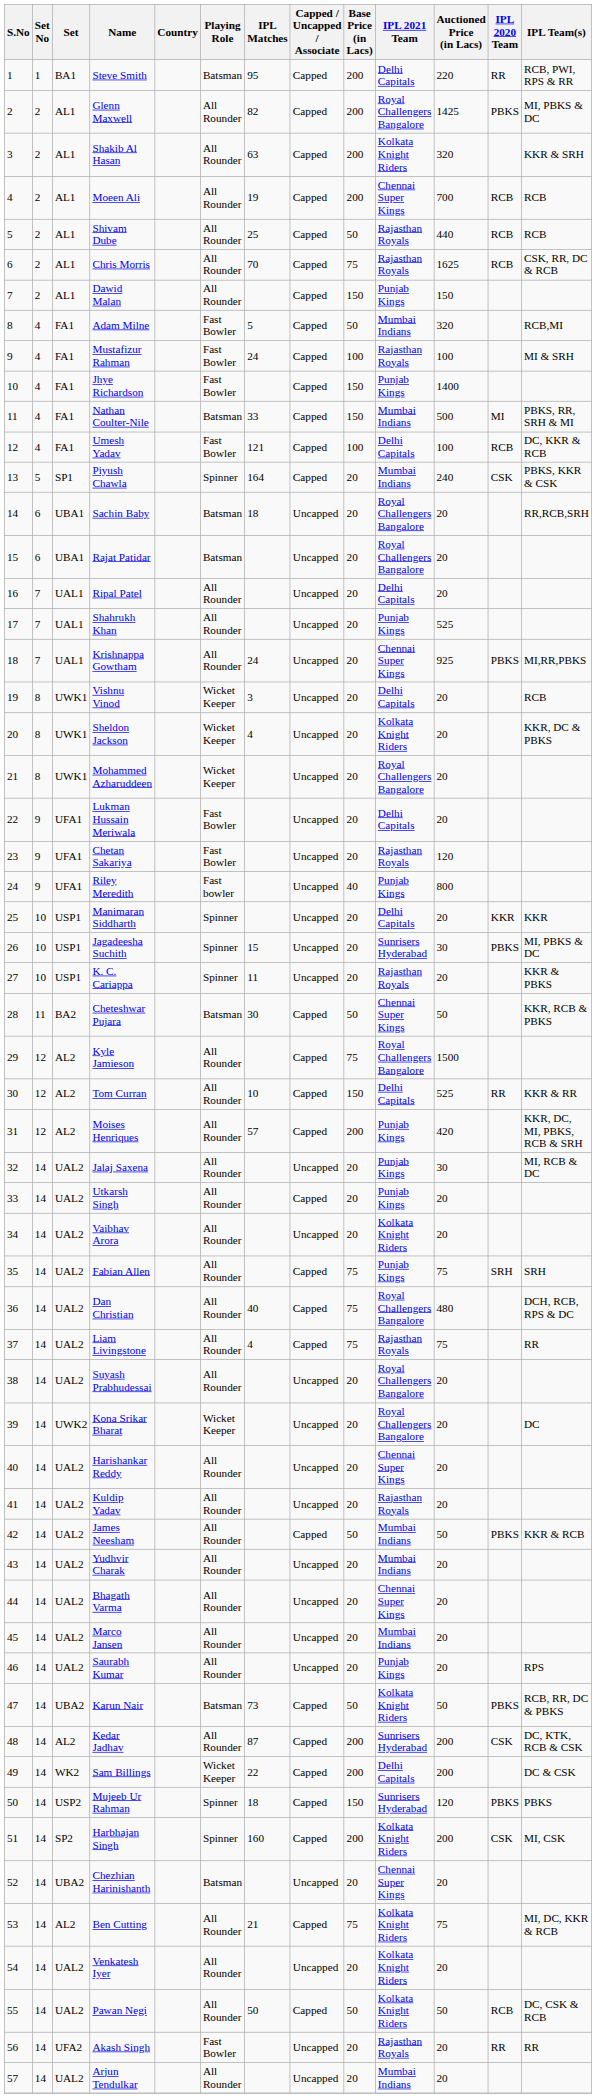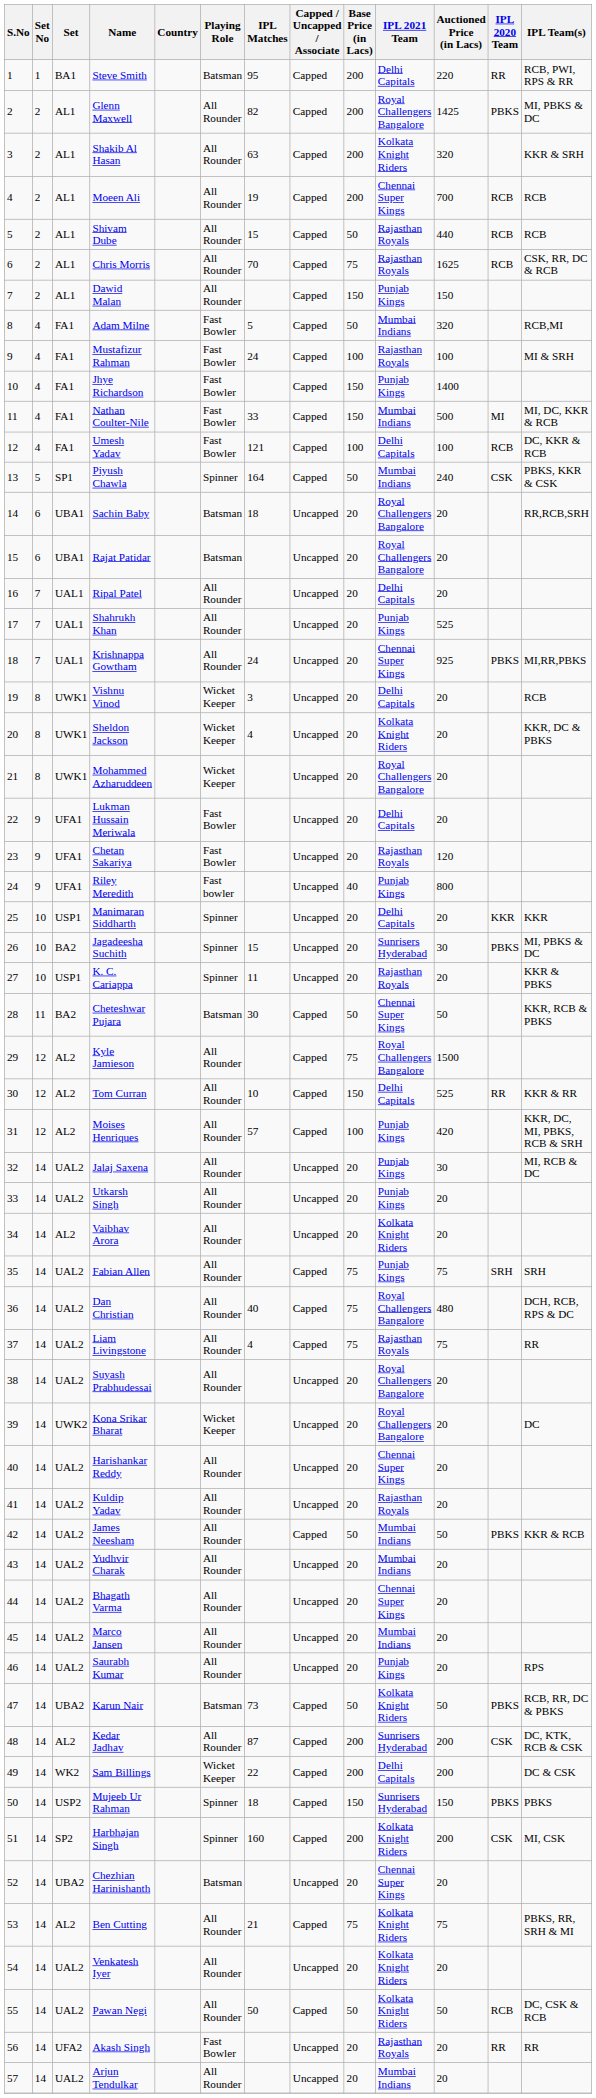(253, 234) 25 -> (253, 234) 15
(222, 416) Batsman -> (219, 416) Fast Bowler
(550, 416) PBKS, RR, SRH & MI -> (556, 416) MI, DC, KKR & RCB
(352, 477) 20 -> (352, 477) 50
(68, 947) USP1 -> (65, 947) BA2
(355, 1131) 200 -> (355, 1131) 100
(310, 1198) Capped -> (316, 1198) Uncapped
(69, 1234) UAL2 -> (65, 1234) AL2
(445, 1802) 120 -> (445, 1802) 150
(556, 1924) MI, DC, KKR & RCB -> (550, 1924) PBKS, RR, SRH & MI
